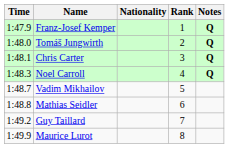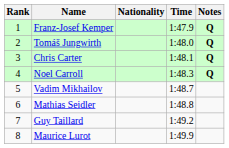columns swapped: (182, 12) <-> (19, 12)
